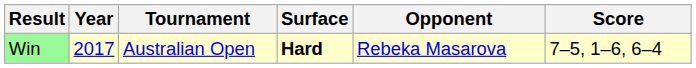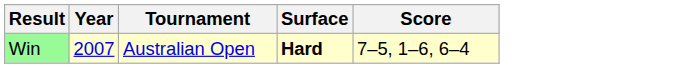- column: (449, 19)
(94, 48) 2017 -> (94, 48) 2007
